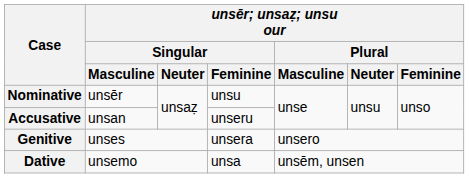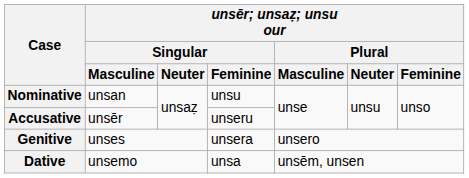(105, 96) unsēr -> (107, 96) unsan
(107, 118) unsan -> (105, 118) unsēr
